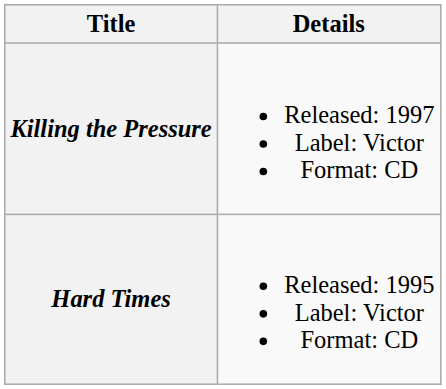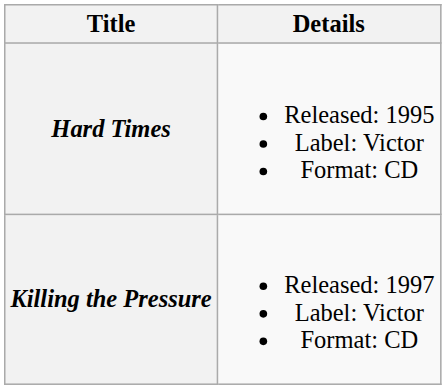rows swapped: (111, 298) <-> (111, 128)
